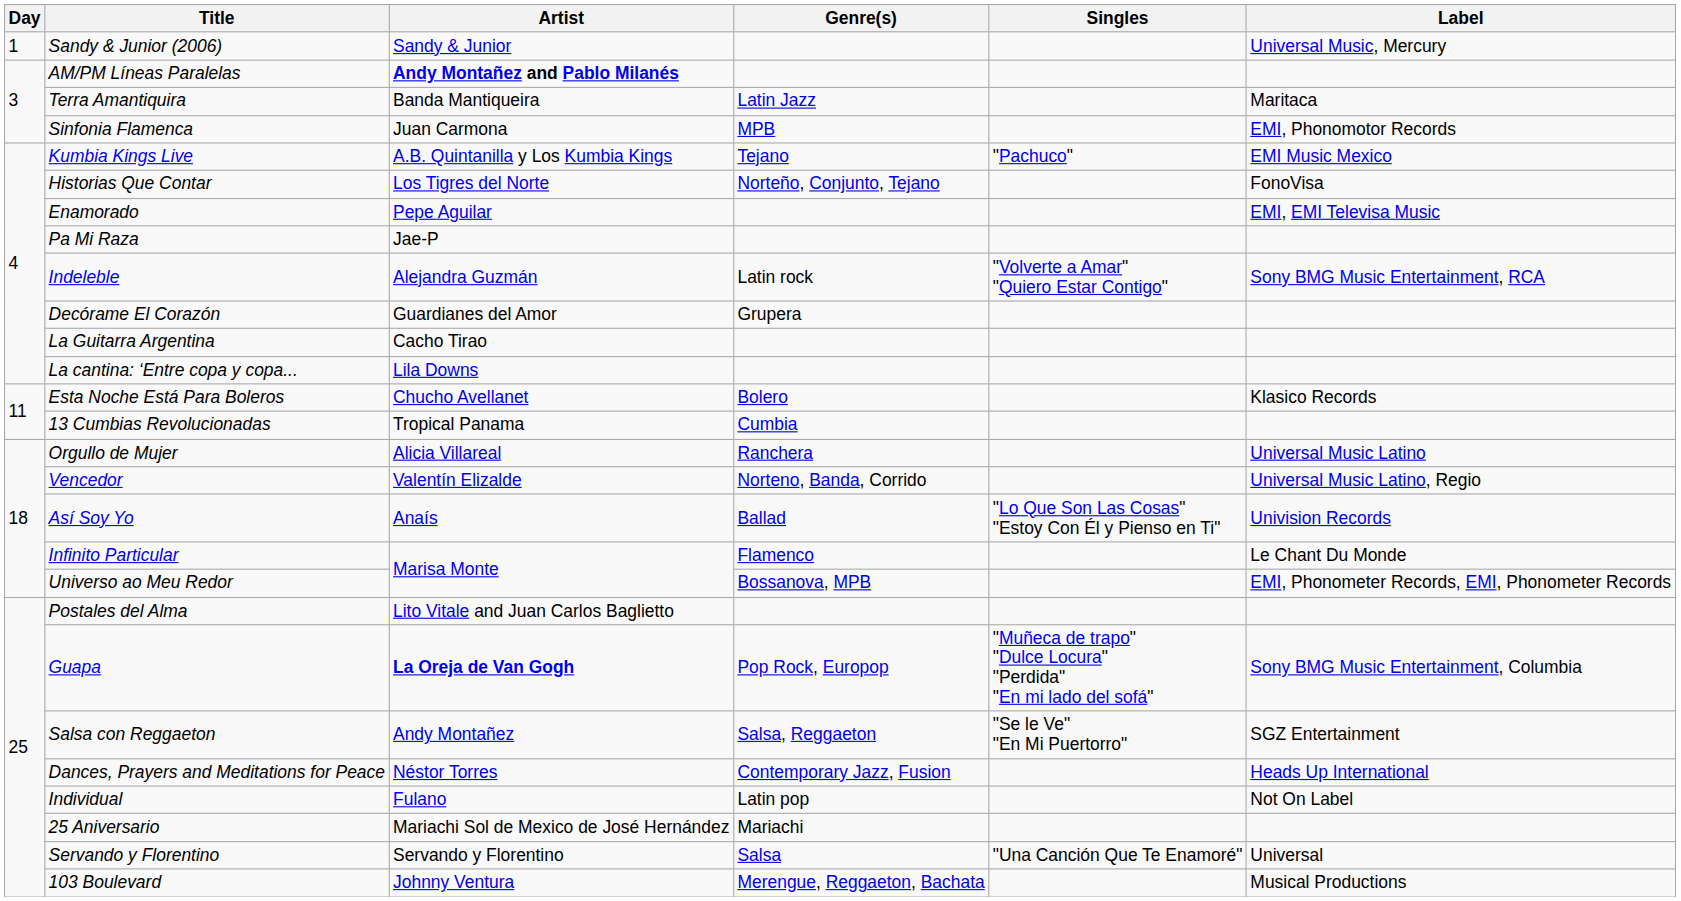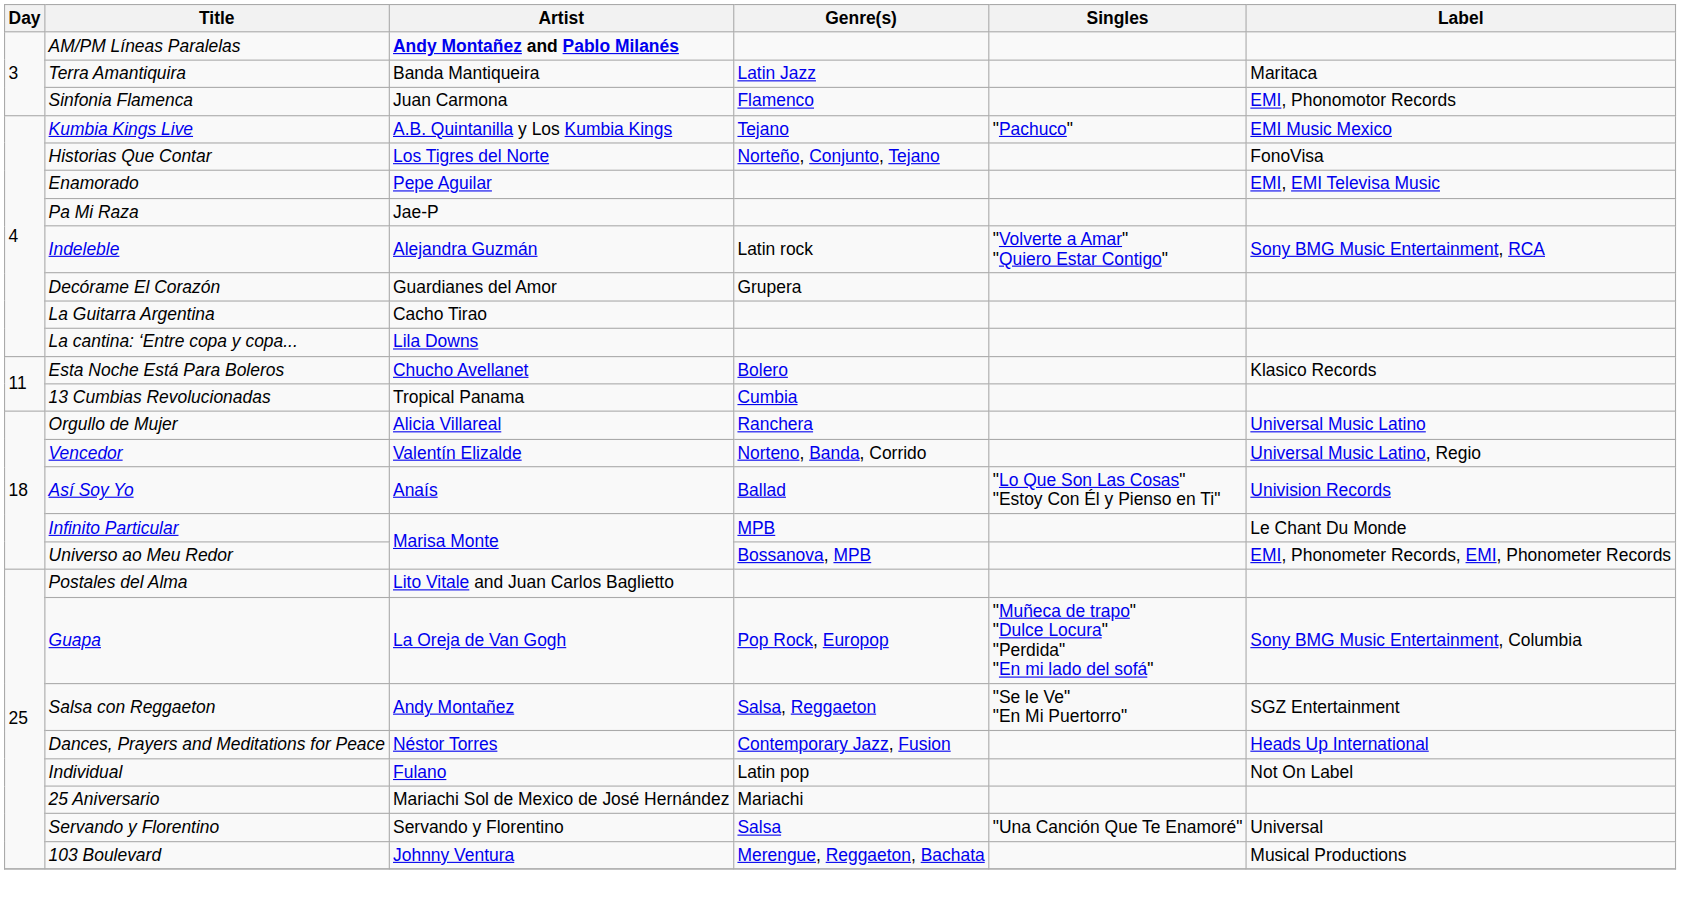- row: (135, 45)
(756, 128) MPB -> (776, 101) Flamenco
(776, 555) Flamenco -> (756, 527) MPB
(484, 667) bold -> (480, 640) normal
